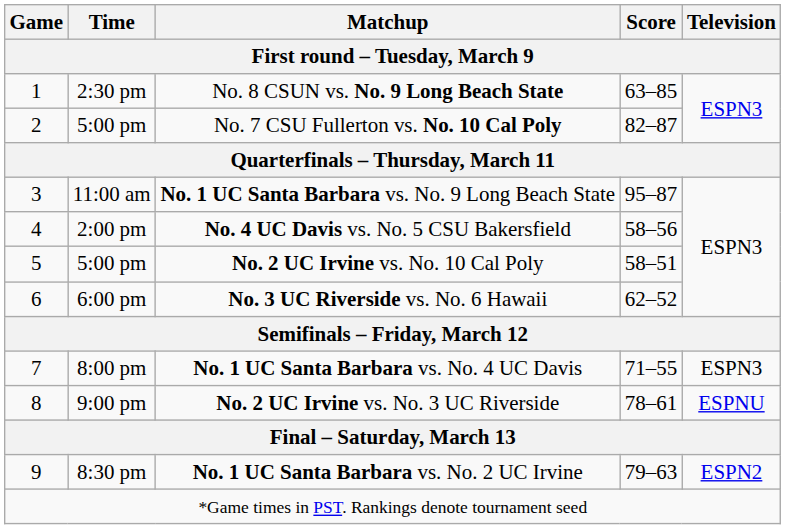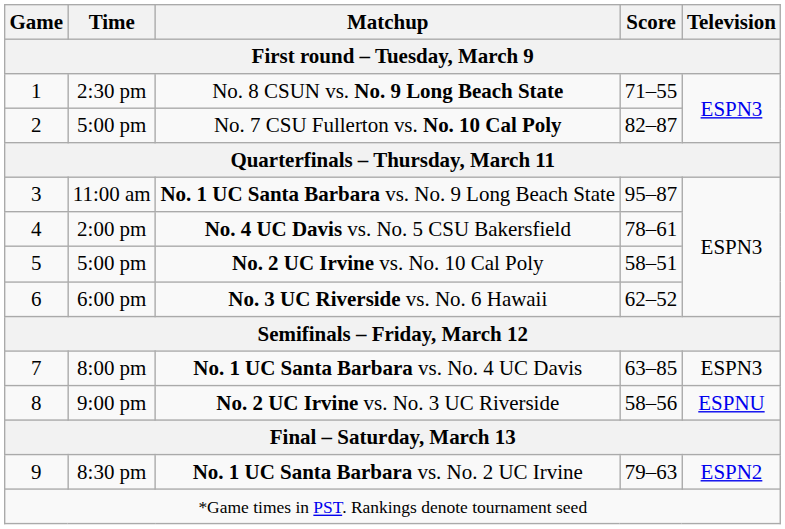(651, 91) 63–85 -> (651, 91) 71–55
(651, 229) 58–56 -> (651, 229) 78–61
(651, 367) 71–55 -> (651, 367) 63–85
(651, 402) 78–61 -> (651, 402) 58–56
